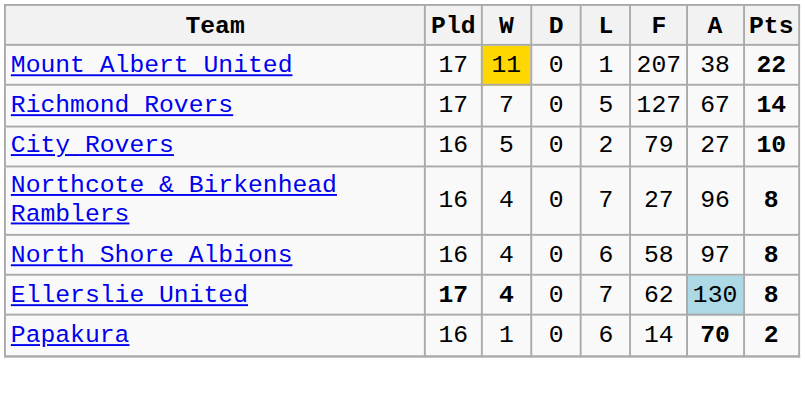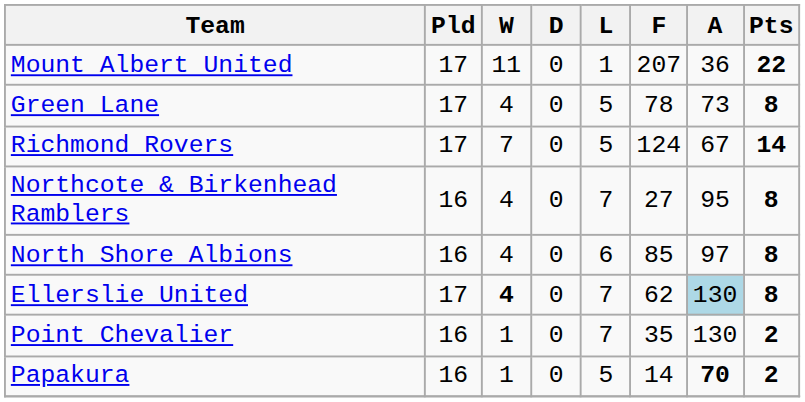(506, 65) gold background -> (506, 65) no background
(715, 65) 38 -> (715, 65) 36
+ row: (85, 106)
(659, 106) 127 -> (659, 146) 124
- row: (92, 146)
(715, 200) 96 -> (715, 200) 95
(659, 255) 58 -> (659, 255) 85
(453, 295) bold -> (453, 295) normal
+ row: (122, 335)
(606, 335) 6 -> (606, 376) 5
